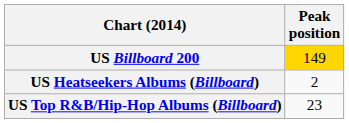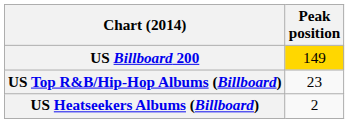rows swapped: (145, 105) <-> (145, 81)
